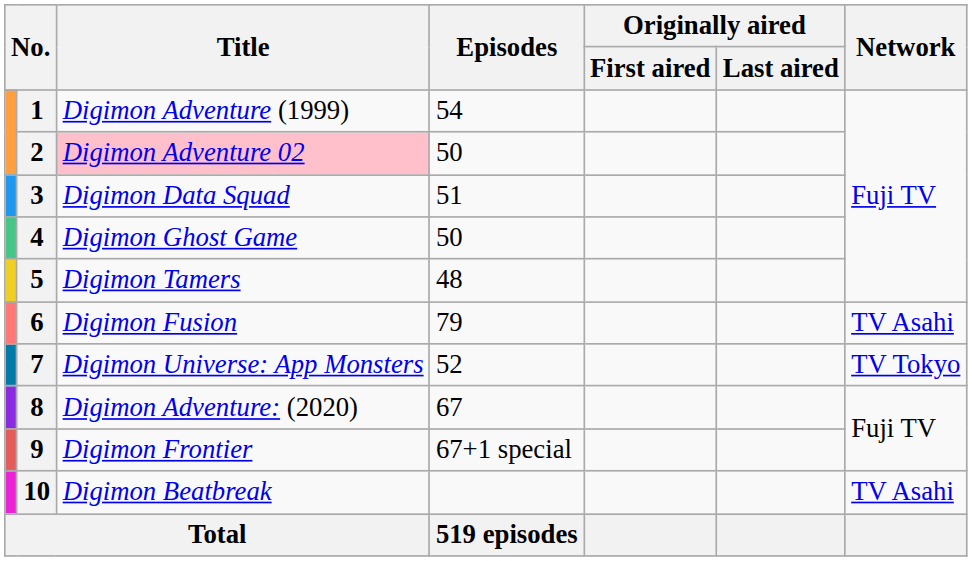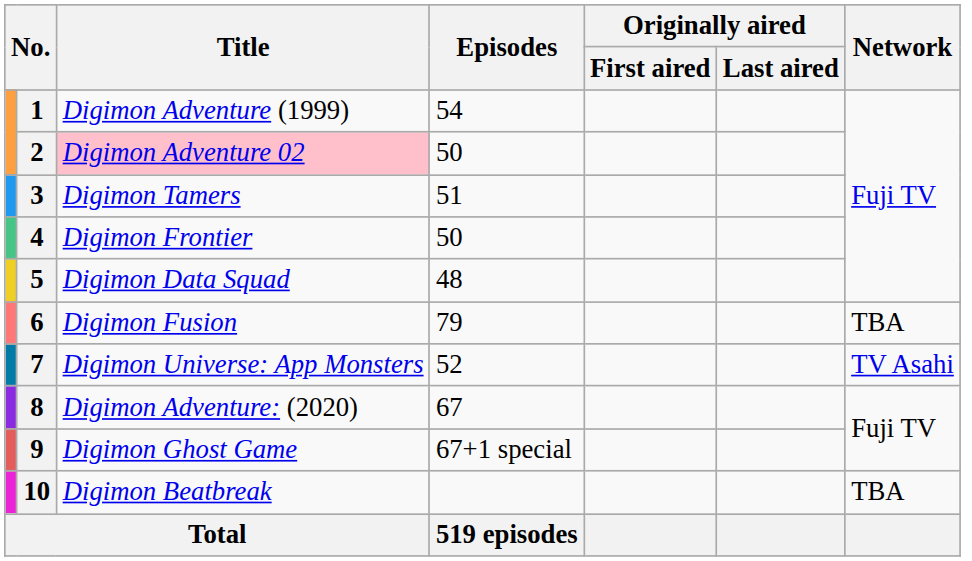(176, 195) Digimon Data Squad -> (152, 195) Digimon Tamers
(180, 237) Digimon Ghost Game -> (158, 237) Digimon Frontier
(152, 279) Digimon Tamers -> (176, 279) Digimon Data Squad
(902, 322) TV Asahi -> (878, 322) TBA
(906, 364) TV Tokyo -> (902, 364) TV Asahi
(158, 449) Digimon Frontier -> (180, 449) Digimon Ghost Game
(902, 491) TV Asahi -> (878, 491) TBA
